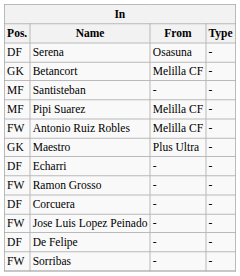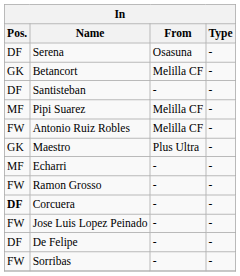(15, 90) MF -> (14, 90) DF
(14, 166) DF -> (15, 166) MF
(14, 204) normal -> (15, 204) bold
